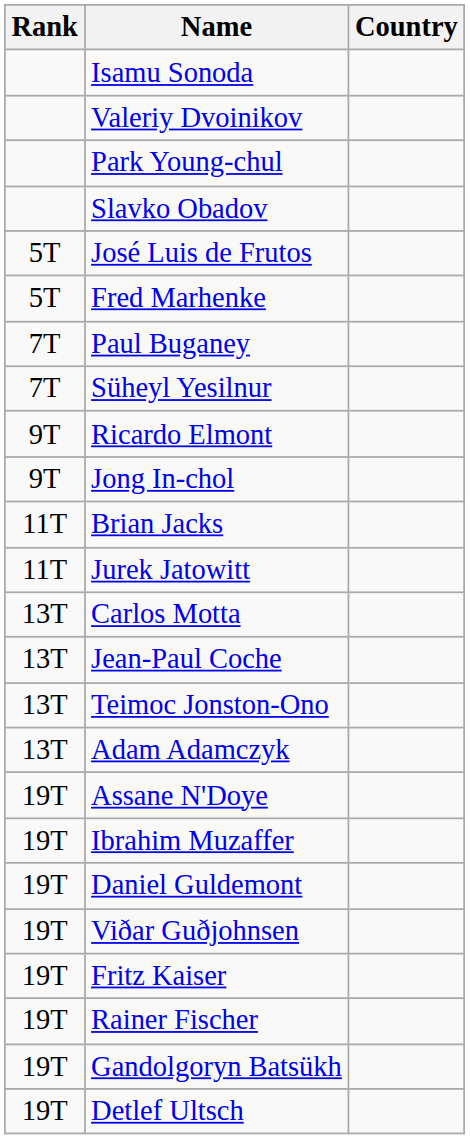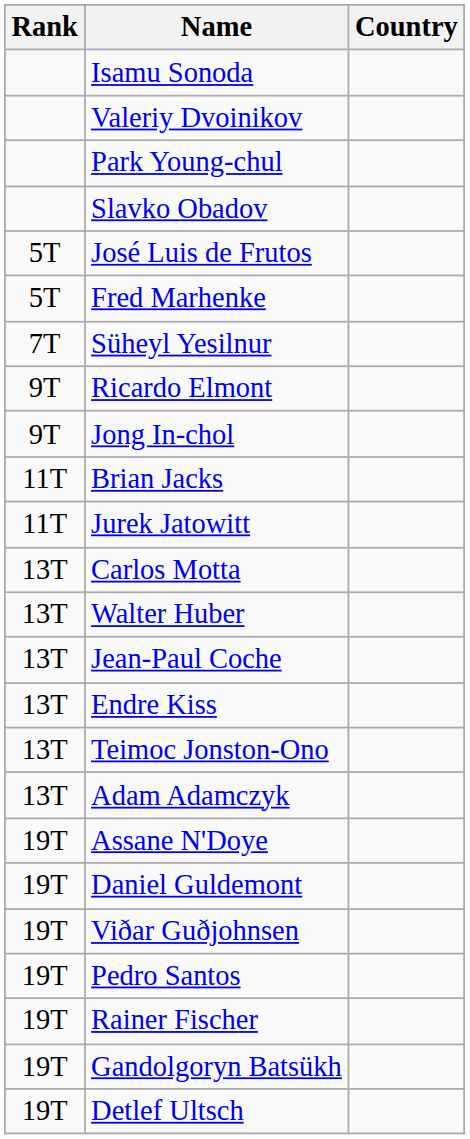- row: (171, 343)
+ row: (168, 614)
+ row: (154, 704)
- row: (192, 840)
- row: (159, 975)
+ row: (166, 975)
